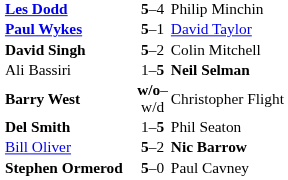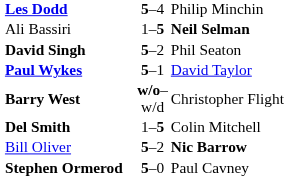rows swapped: (44, 29) <-> (38, 69)
(216, 49) Colin Mitchell -> (206, 49) Phil Seaton
(206, 127) Phil Seaton -> (216, 127) Colin Mitchell
